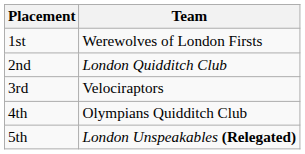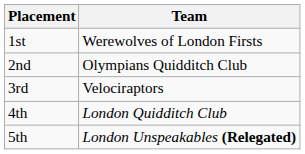(155, 64) London Quidditch Club -> (165, 64) Olympians Quidditch Club
(165, 112) Olympians Quidditch Club -> (155, 112) London Quidditch Club
